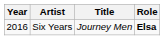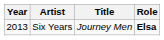(17, 27) 2016 -> (17, 27) 2013
